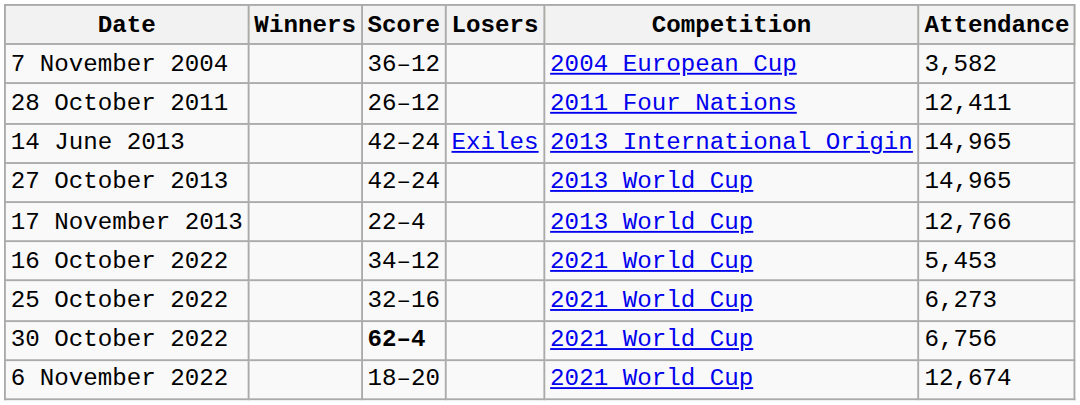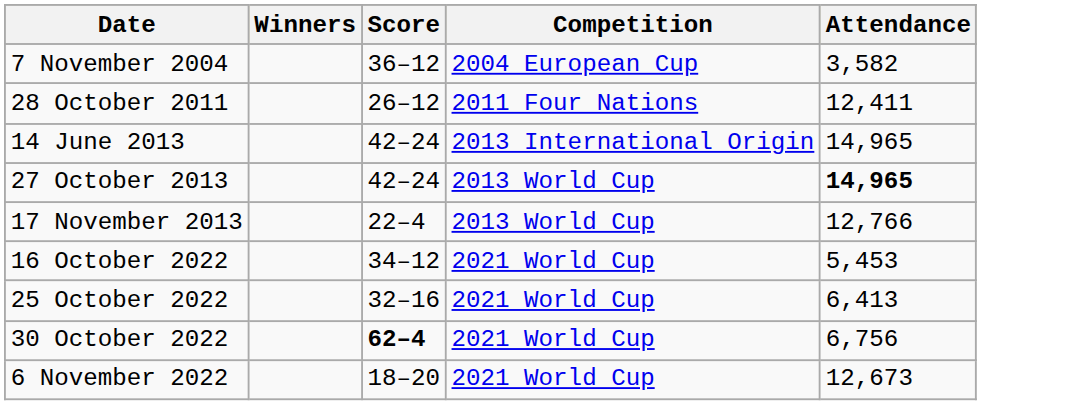- column: (495, 25)
(968, 182) normal -> (869, 182) bold
(961, 300) 6,273 -> (862, 300) 6,413
(968, 379) 12,674 -> (869, 379) 12,673
